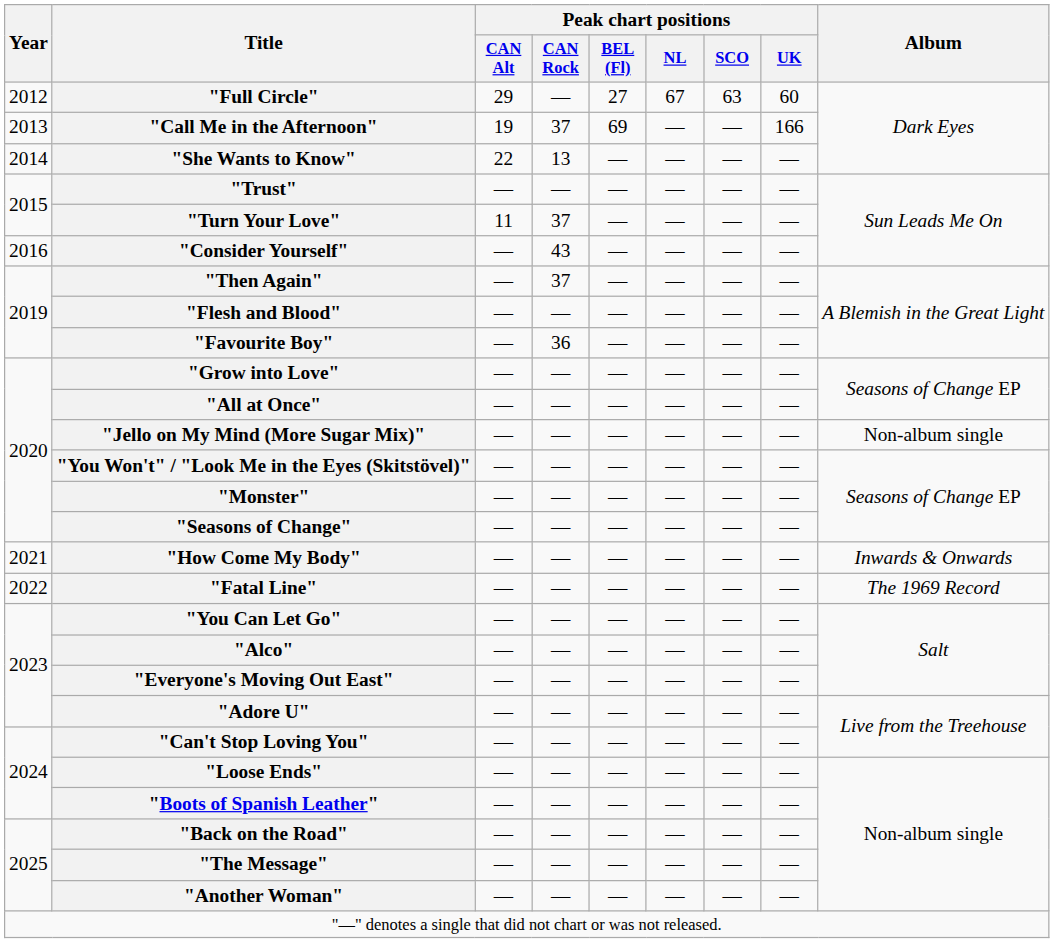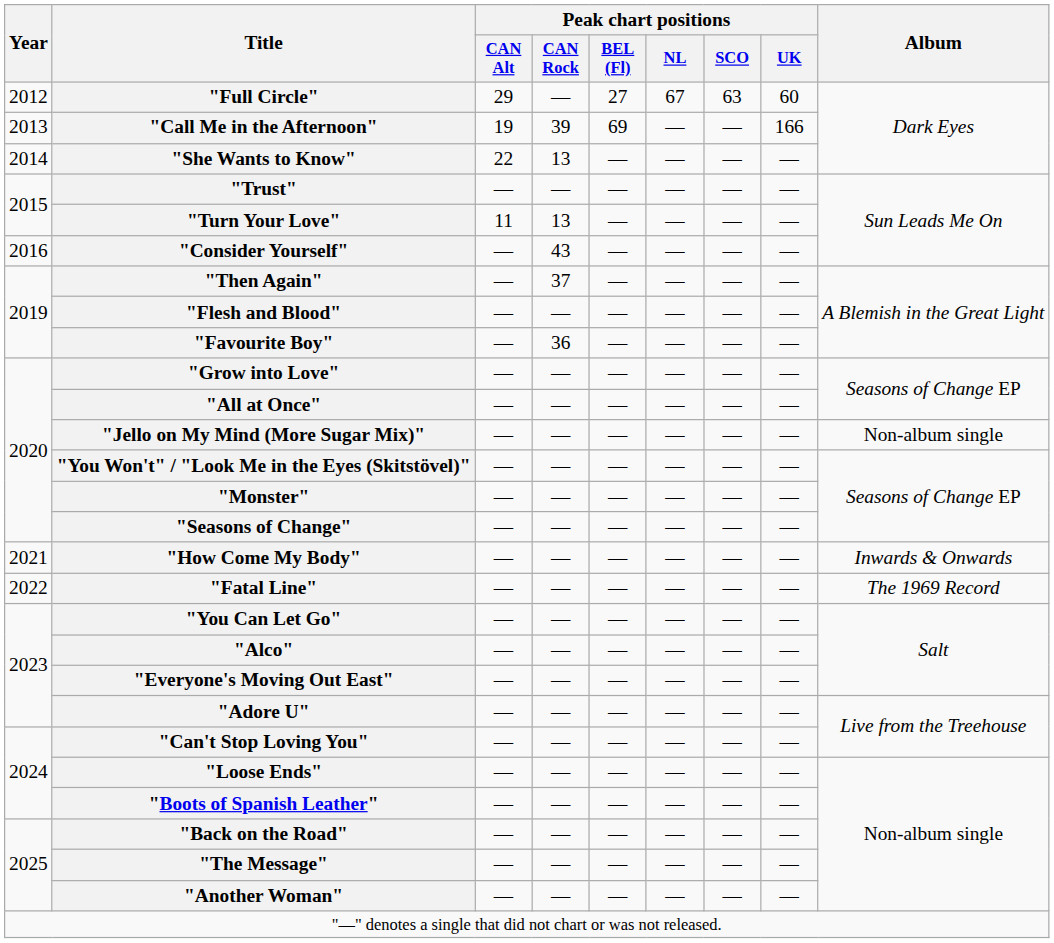(561, 127) 37 -> (561, 127) 39
(561, 219) 37 -> (561, 219) 13
